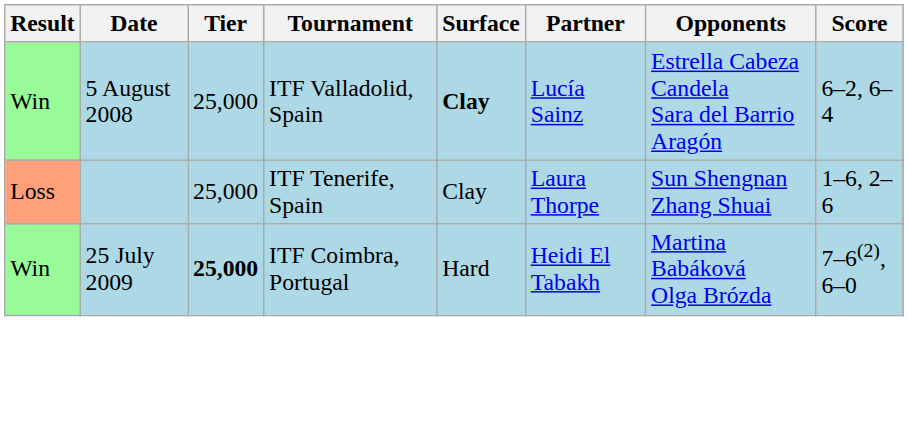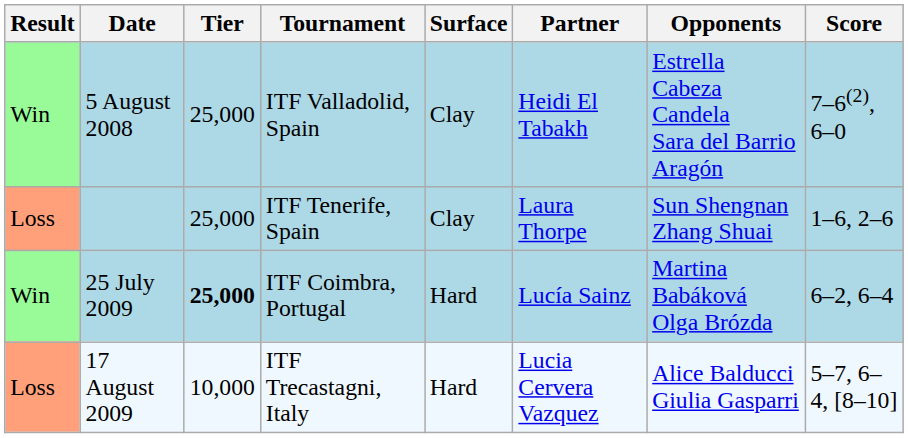(466, 100) bold -> (452, 114) normal
(558, 100) Lucía Sainz -> (558, 114) Heidi El Tabakh
(857, 100) 6–2, 6–4 -> (843, 114) 7–6(2), 6–0
(571, 269) Heidi El Tabakh -> (575, 295) Lucía Sainz
(854, 269) 7–6(2), 6–0 -> (852, 295) 6–2, 6–4
+ row: (120, 386)
